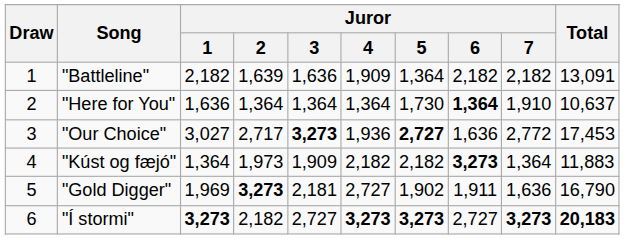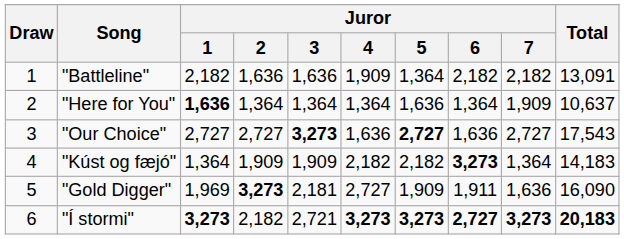(261, 76) 1,639 -> (261, 76) 1,636
(207, 104) normal -> (207, 104) bold
(422, 104) 1,730 -> (422, 104) 1,636
(475, 104) bold -> (475, 104) normal
(529, 104) 1,910 -> (529, 104) 1,909
(207, 133) 3,027 -> (207, 133) 2,727
(261, 133) 2,717 -> (261, 133) 2,727
(368, 133) 1,936 -> (368, 133) 1,636
(529, 133) 2,772 -> (529, 133) 2,727
(587, 133) 17,453 -> (587, 133) 17,543
(261, 162) 1,973 -> (261, 162) 1,909
(587, 162) 11,883 -> (587, 162) 14,183
(422, 190) 1,902 -> (422, 190) 1,909
(587, 190) 16,790 -> (587, 190) 16,090
(314, 219) 2,727 -> (314, 219) 2,721
(475, 219) normal -> (475, 219) bold
